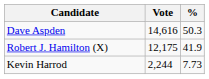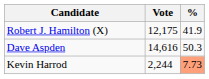rows swapped: (36, 30) <-> (57, 47)
(192, 64) no background -> (192, 64) lightsalmon background
